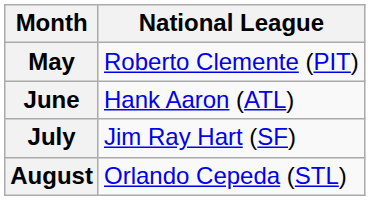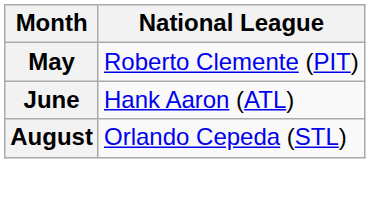- row: (52, 137)
